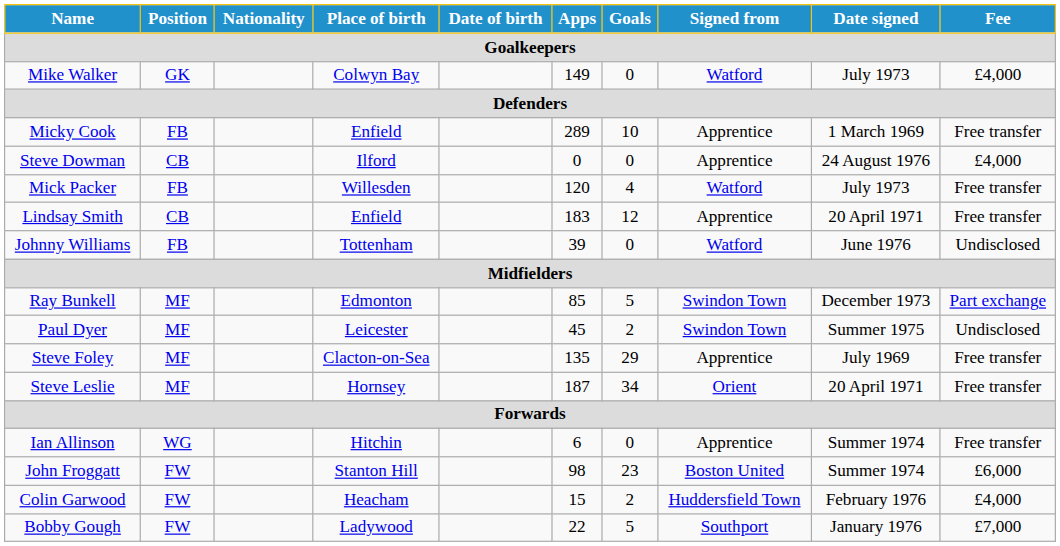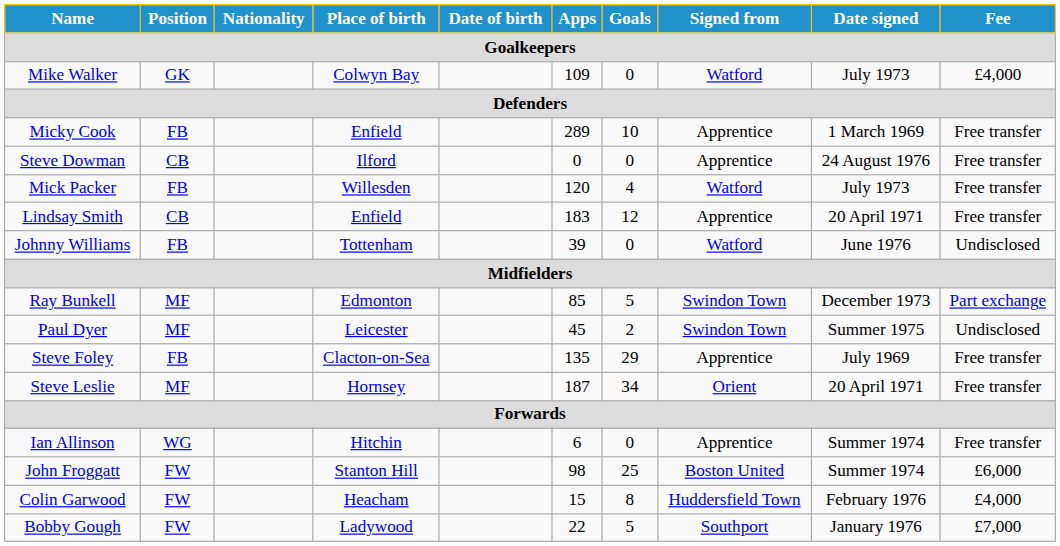(577, 75) 149 -> (577, 75) 109
(998, 160) £4,000 -> (998, 160) Free transfer
(177, 358) MF -> (177, 358) FB
(630, 471) 23 -> (630, 471) 25
(630, 499) 2 -> (630, 499) 8
